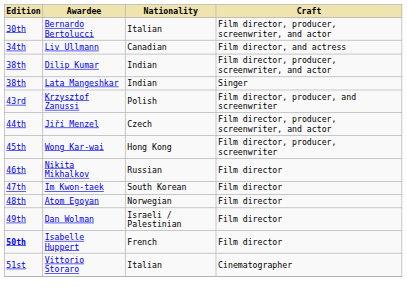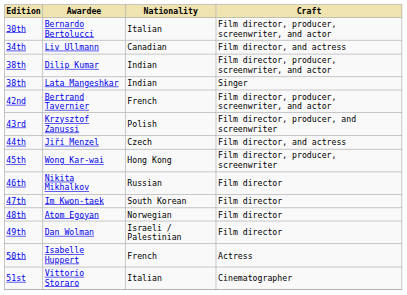+ row: (67, 101)
(277, 124) Film director, producer, screenwriter, and actor -> (282, 142) Film director, and actress
(16, 242) bold -> (16, 255) normal
(250, 242) Film director -> (235, 255) Actress
